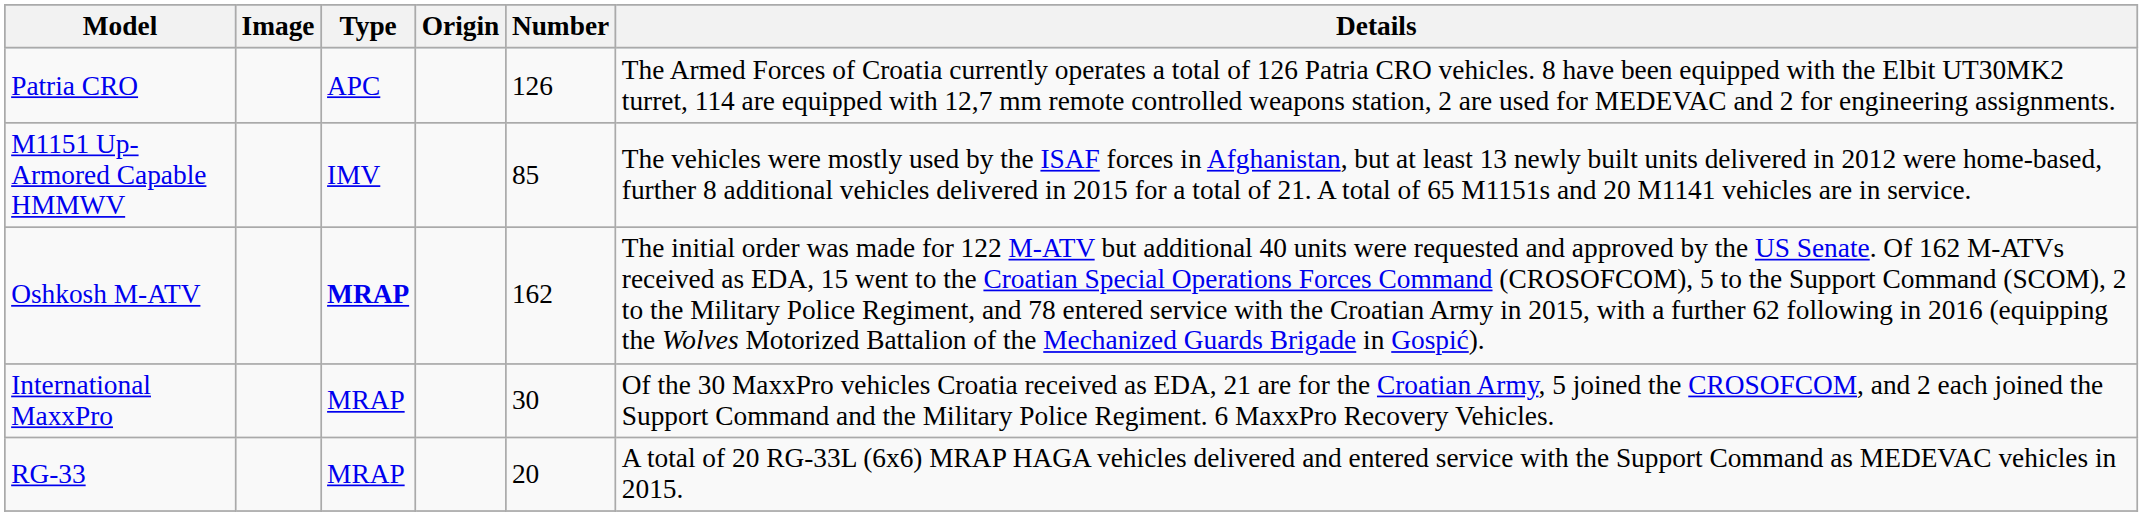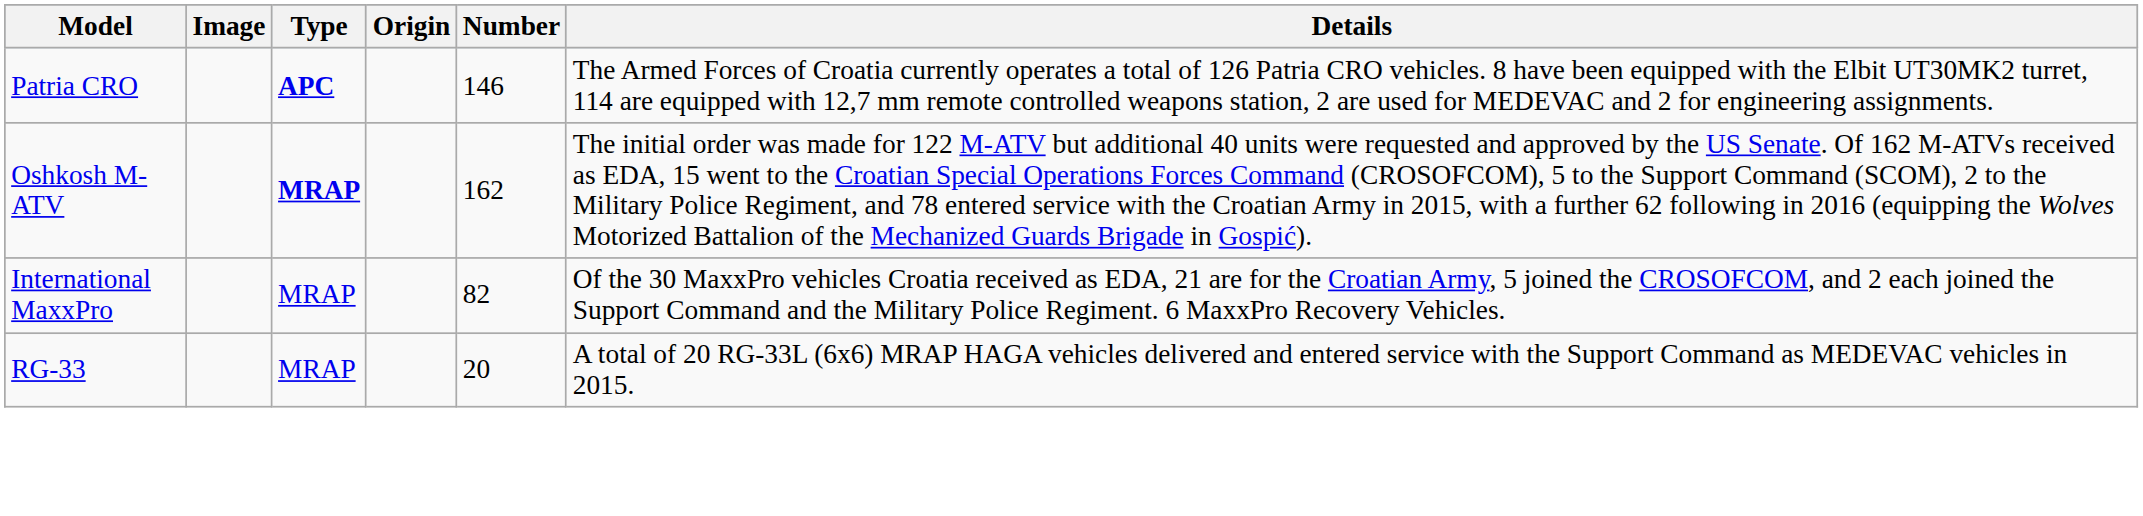(354, 84) normal -> (306, 84) bold
(532, 84) 126 -> (483, 84) 146
- row: (109, 174)
(526, 399) 30 -> (477, 294) 82
